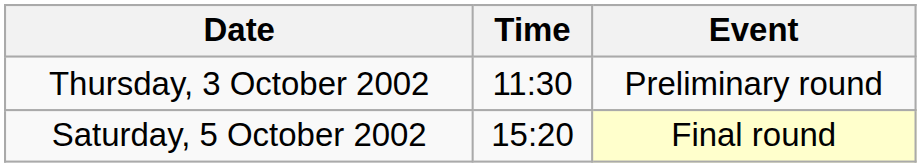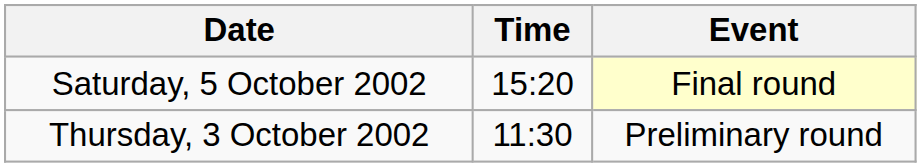rows swapped: (239, 82) <-> (239, 135)
